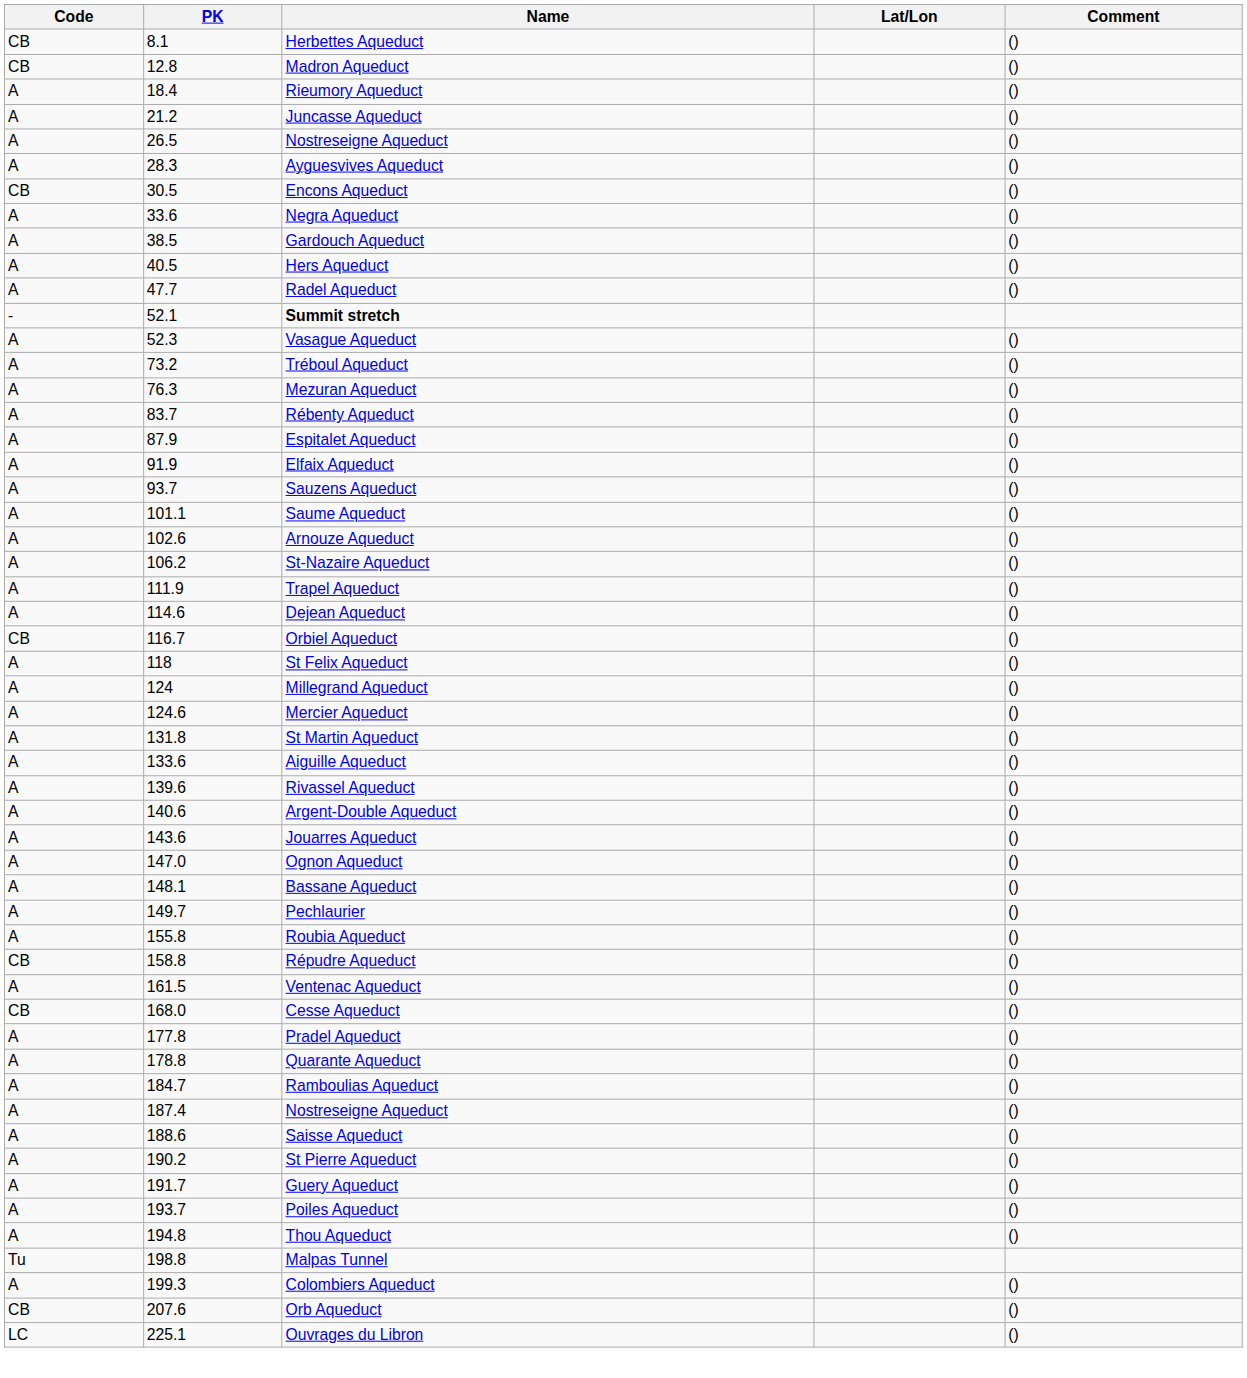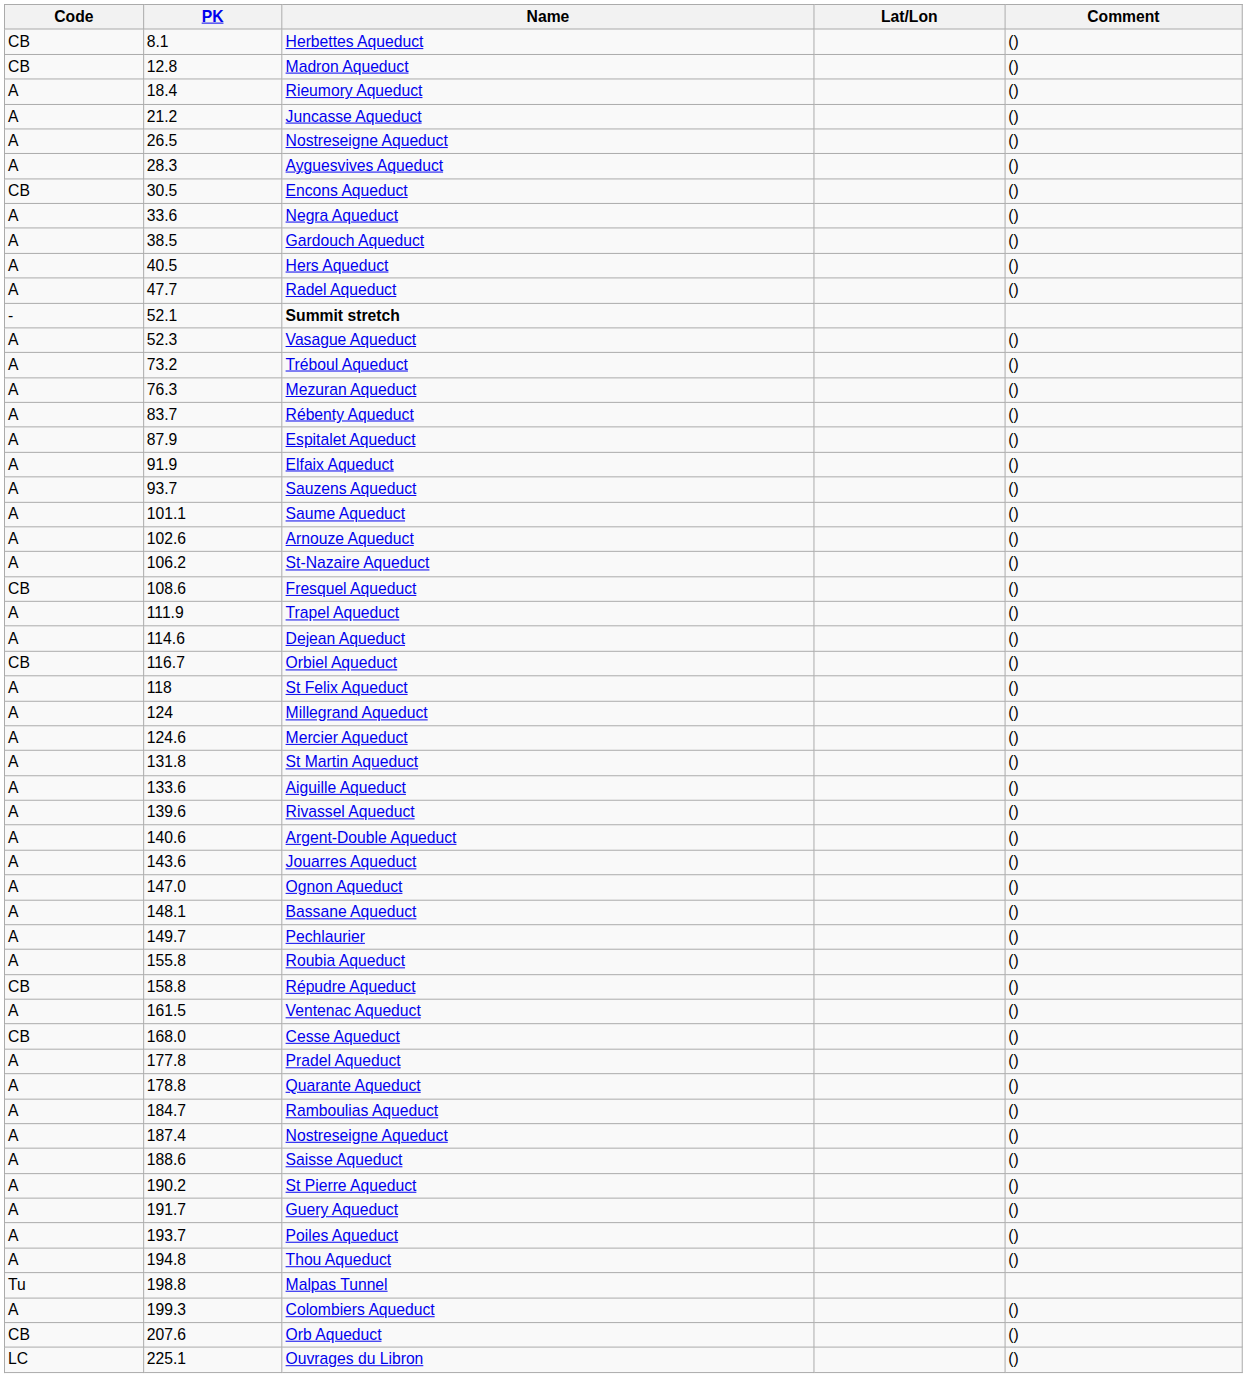+ row: (166, 588)
